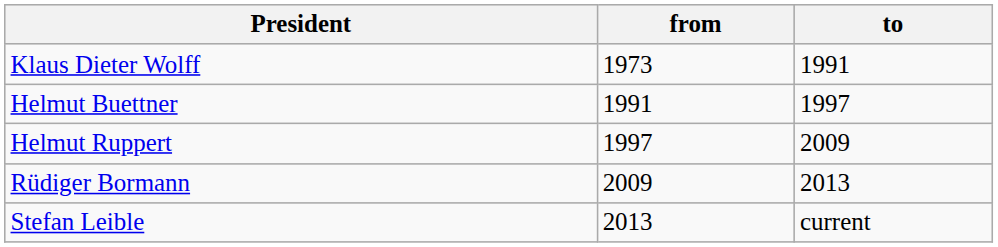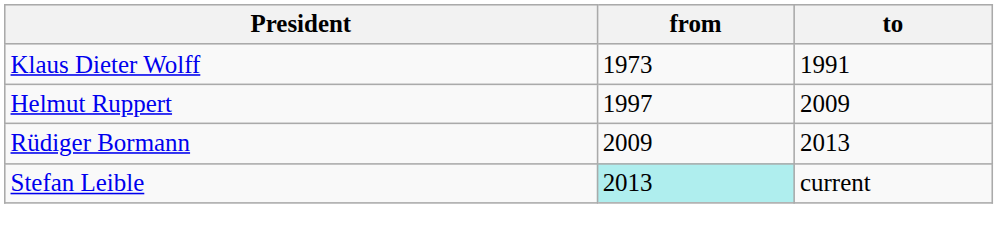- row: (94, 103)
(628, 222) no background -> (628, 182) paleturquoise background
